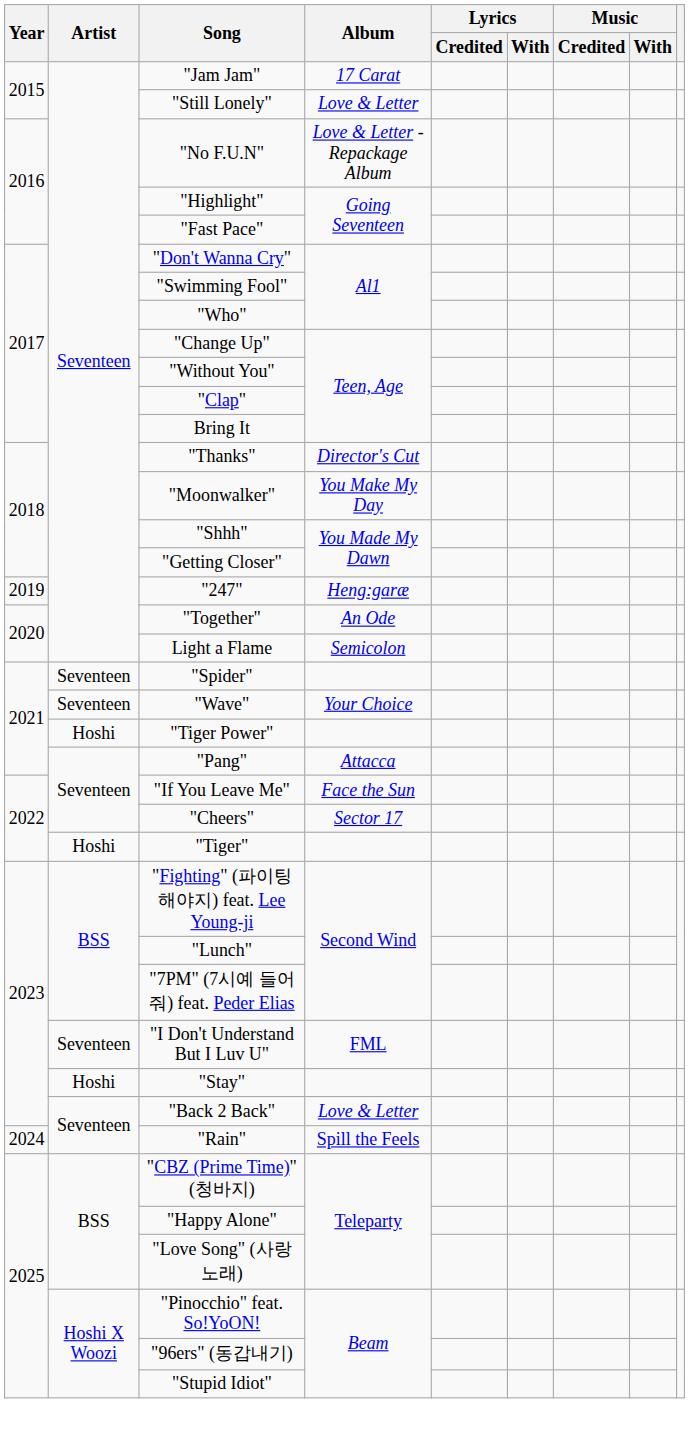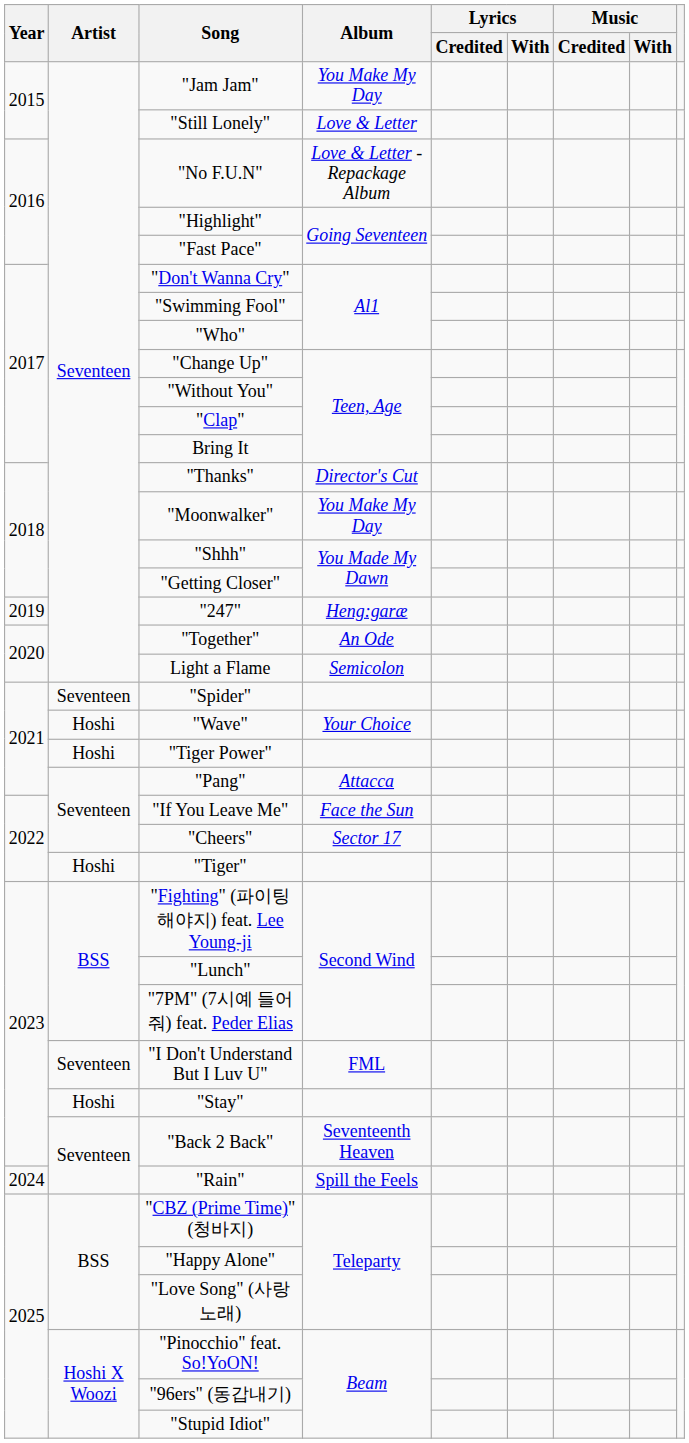(368, 75) 17 Carat -> (367, 85) You Make My Day
(94, 704) Seventeen -> (94, 724) Hoshi
(368, 1111) Love & Letter -> (367, 1141) Seventeenth Heaven
